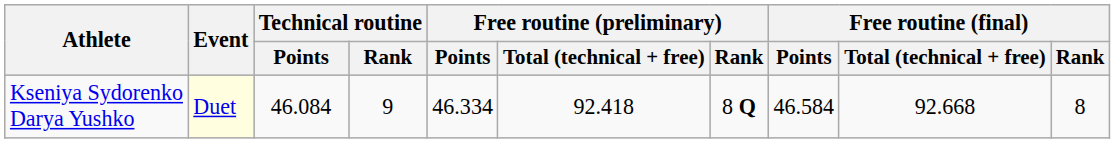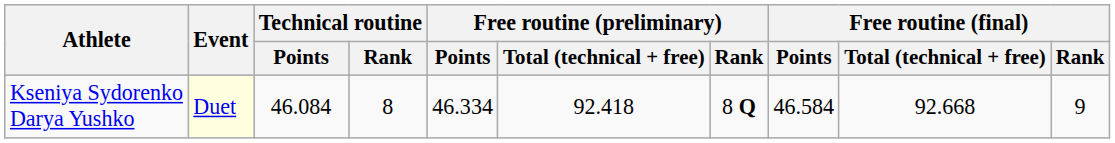(388, 106) 9 -> (388, 106) 8
(1080, 106) 8 -> (1080, 106) 9
